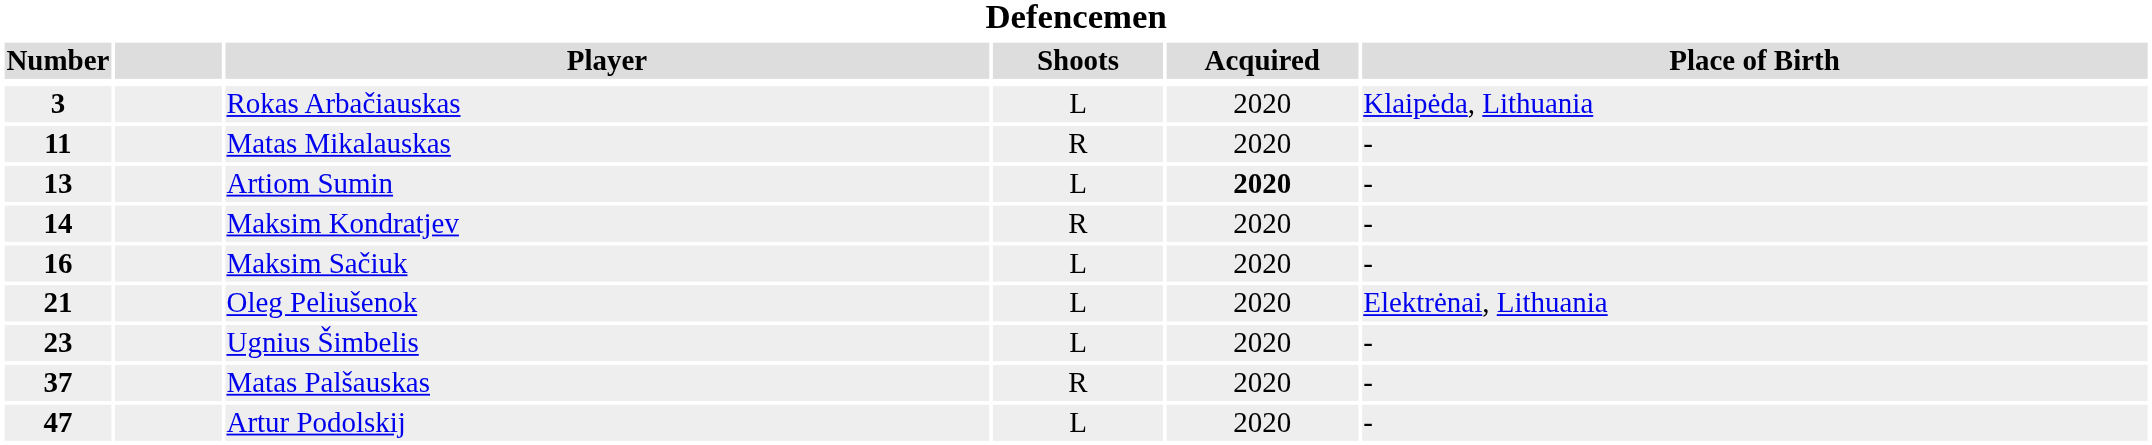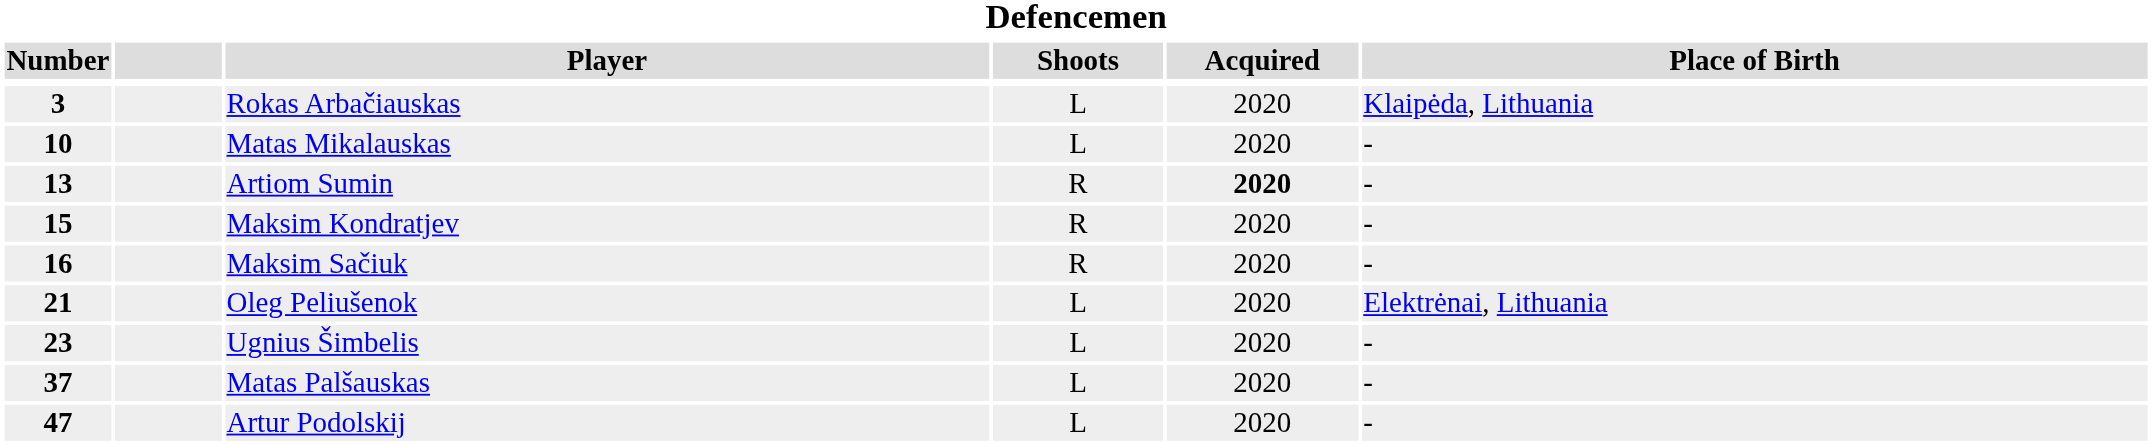(58, 143) 11 -> (58, 143) 10
(1078, 143) R -> (1078, 143) L
(1078, 183) L -> (1078, 183) R
(58, 223) 14 -> (58, 223) 15
(1078, 263) L -> (1078, 263) R
(1078, 382) R -> (1078, 382) L
